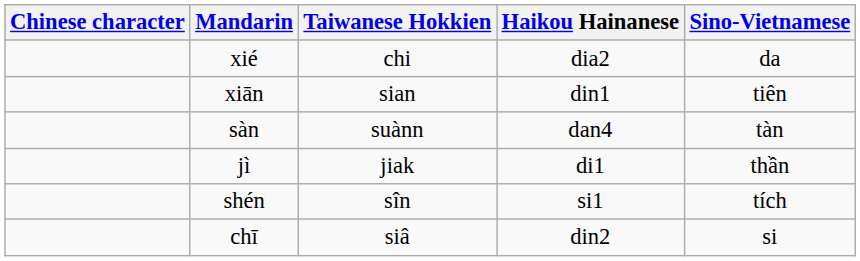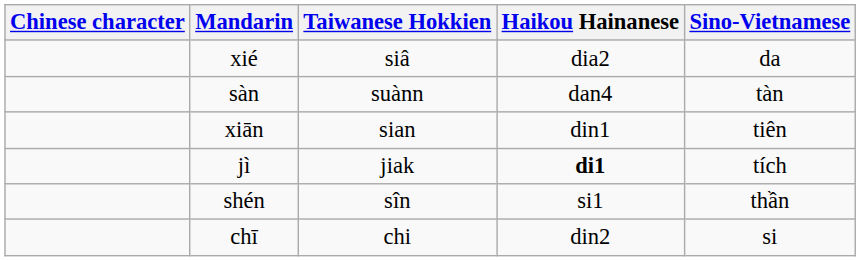(397, 58) chi -> (397, 58) siâ
rows swapped: (244, 93) <-> (244, 129)
(590, 165) normal -> (590, 165) bold
(770, 165) thần -> (770, 165) tích
(770, 201) tích -> (770, 201) thần
(397, 237) siâ -> (397, 237) chi
